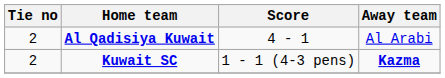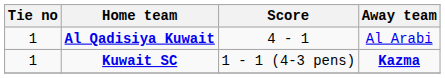(33, 39) 2 -> (33, 39) 1
(33, 61) 2 -> (33, 61) 1
